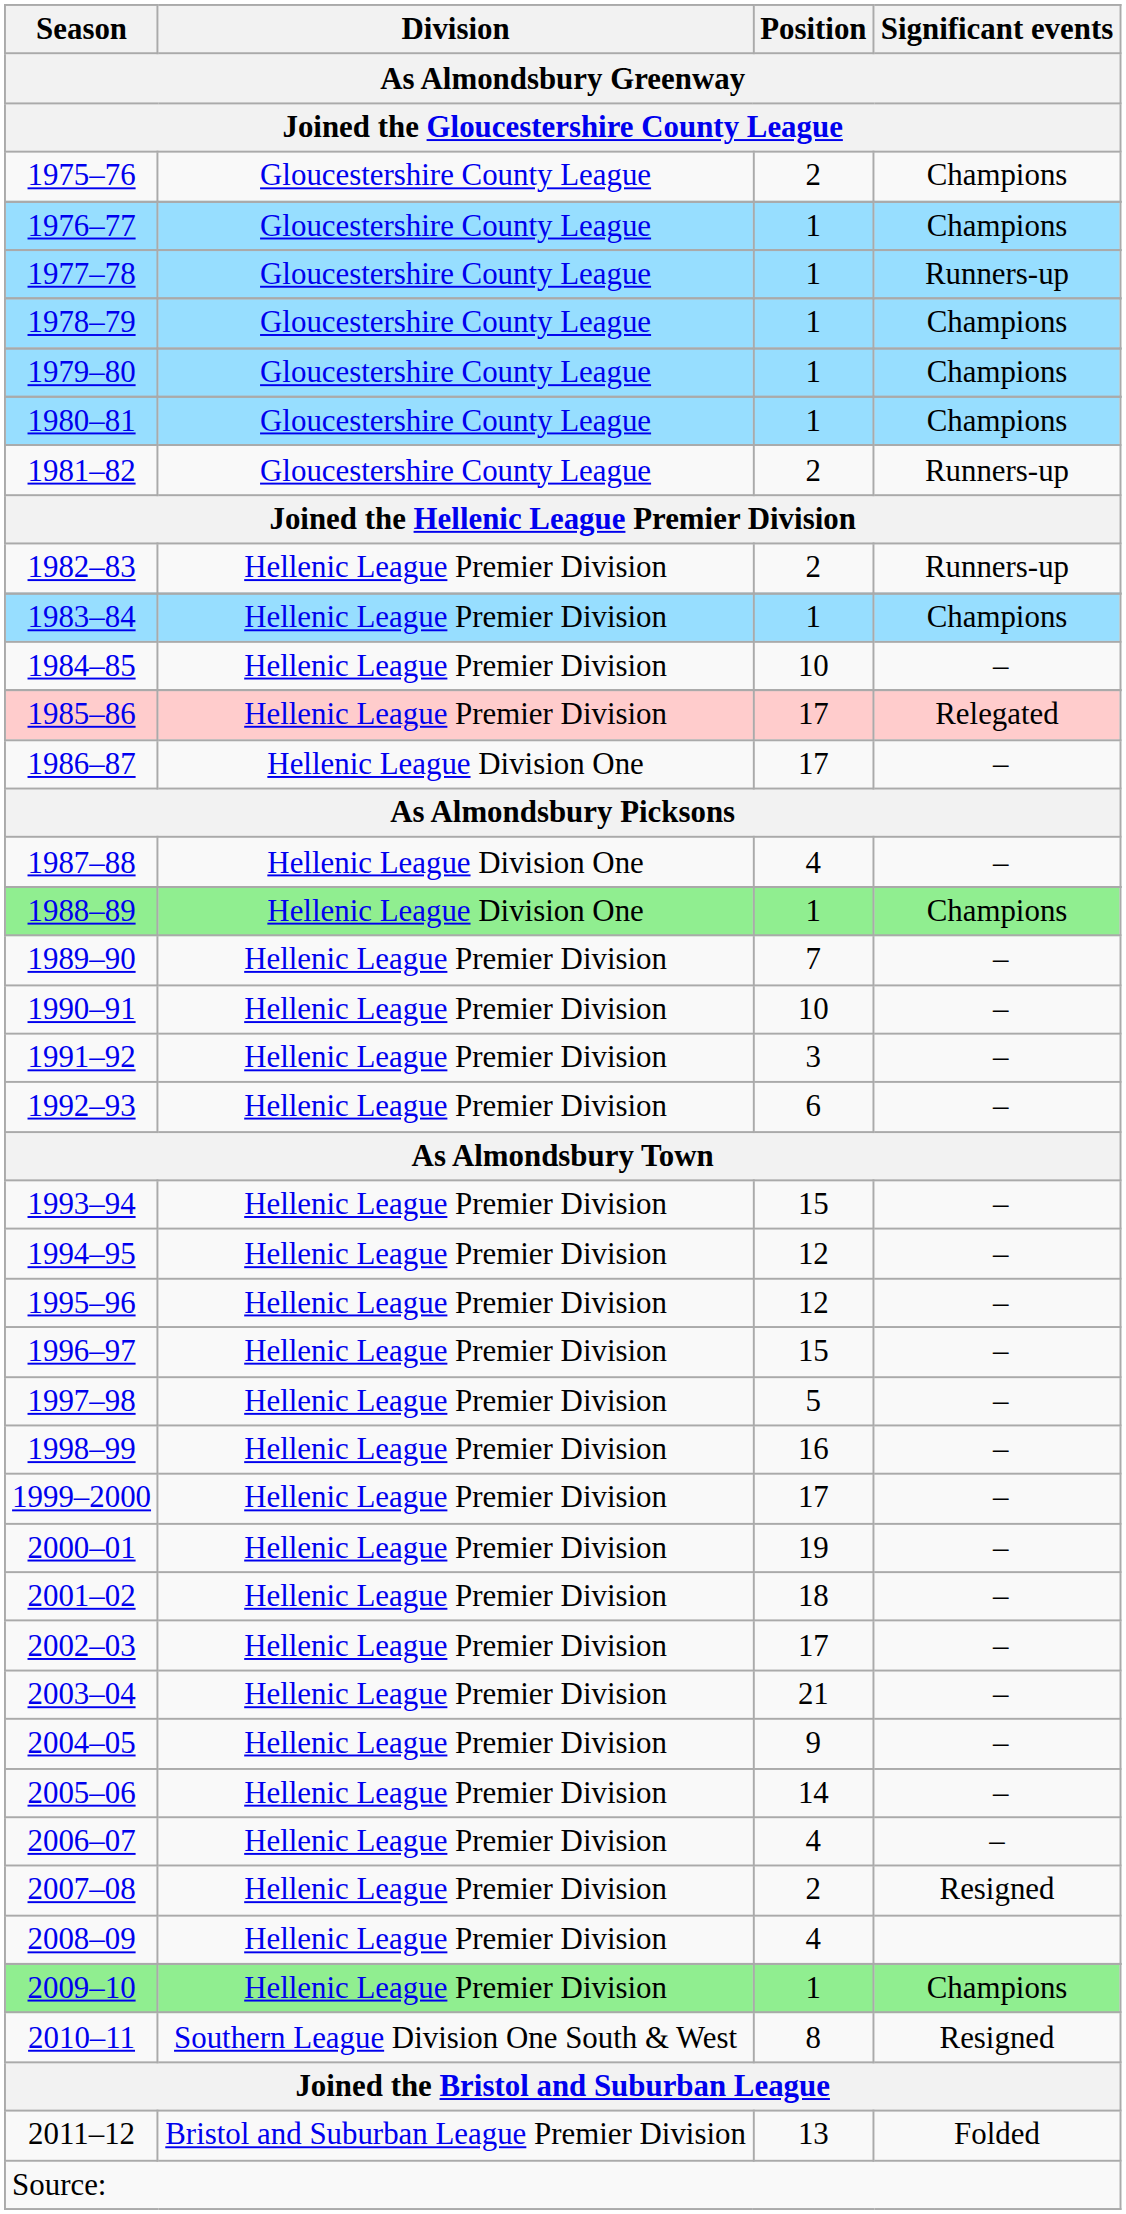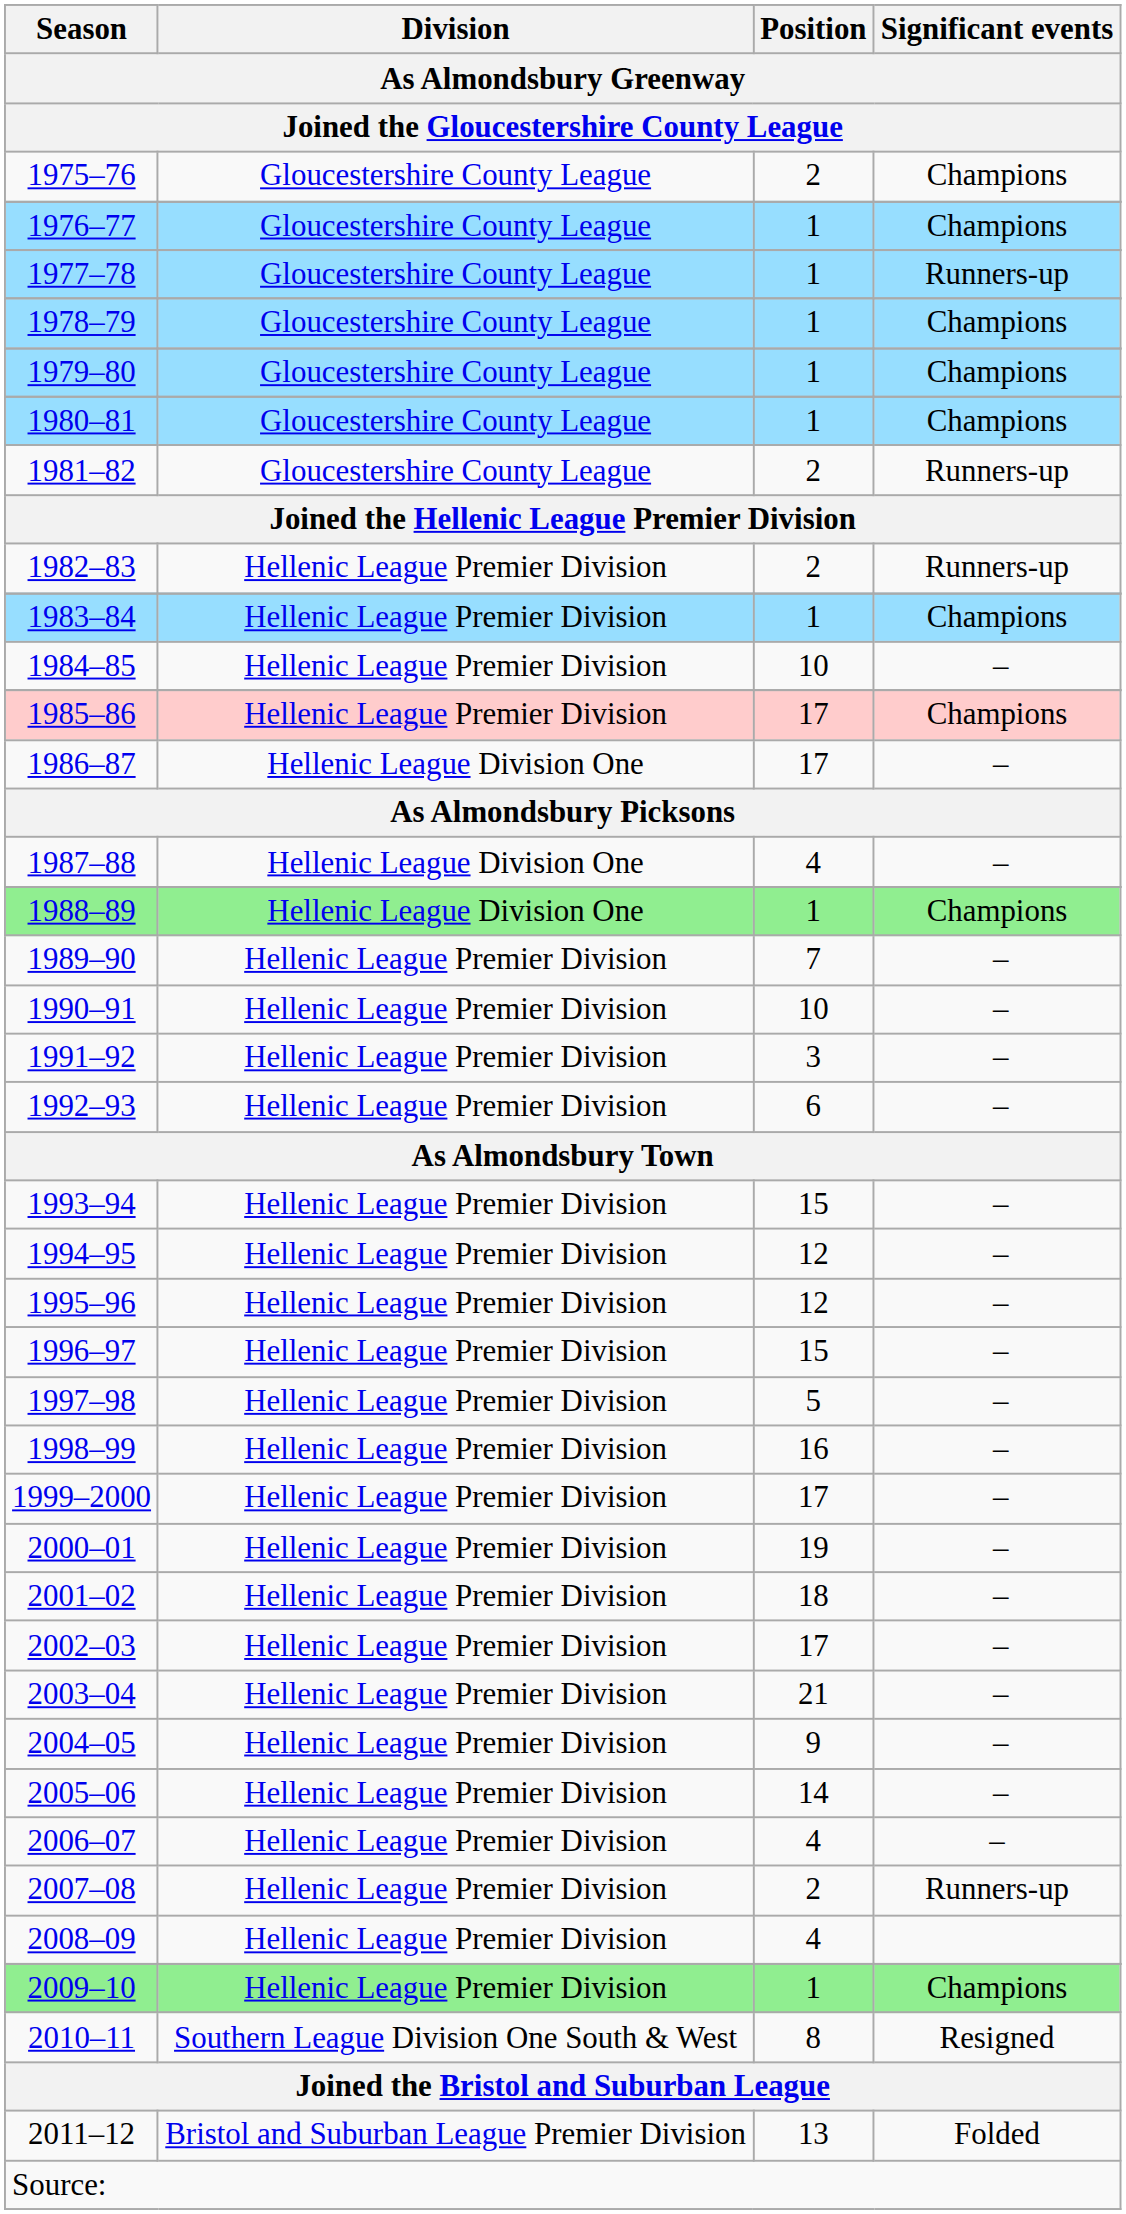(997, 714) Relegated -> (997, 714) Champions
(997, 1889) Resigned -> (997, 1889) Runners-up
